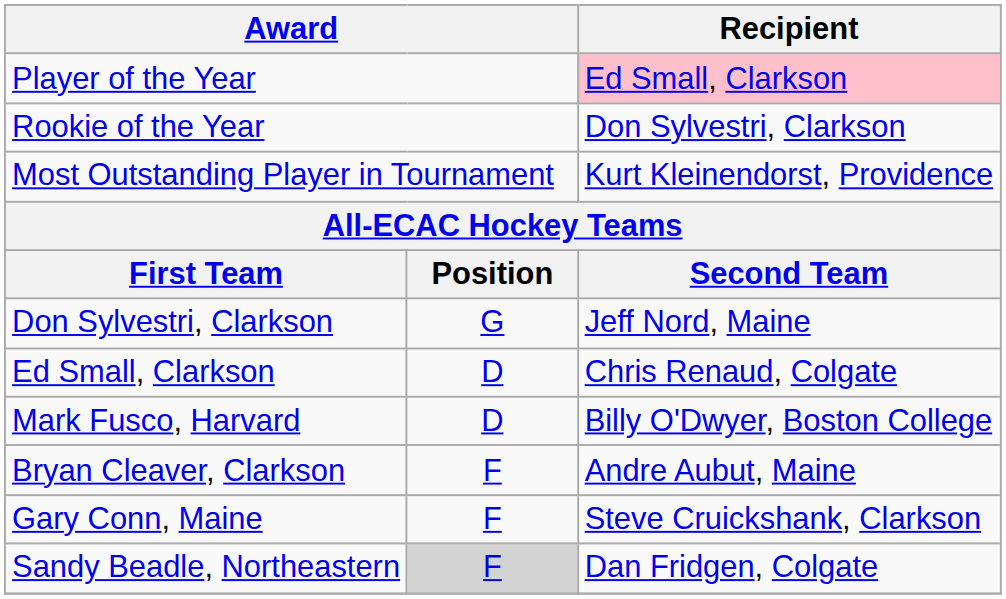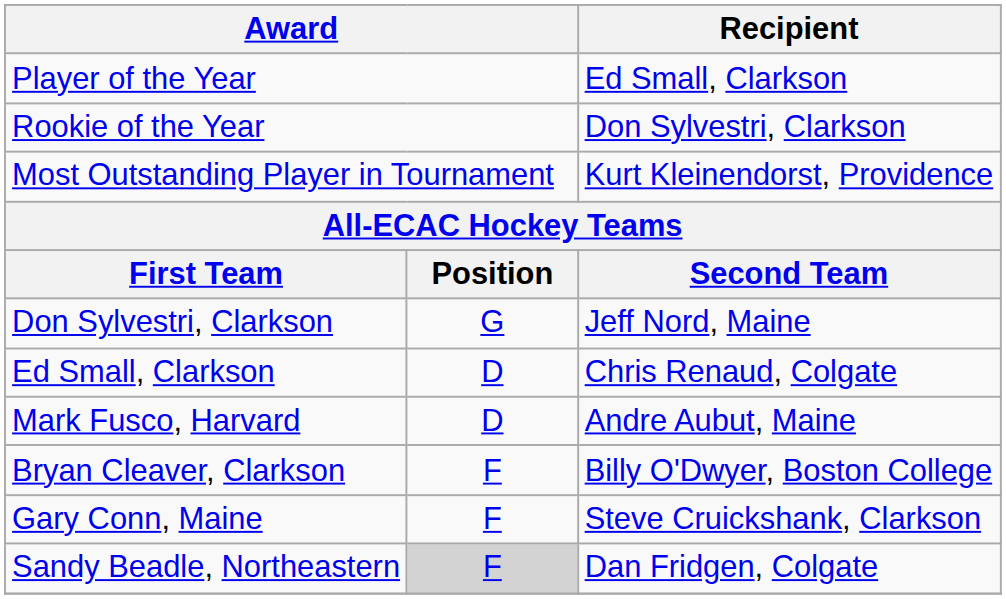(716, 77) pink background -> (716, 77) no background
(788, 420) Billy O'Dwyer, Boston College -> (720, 420) Andre Aubut, Maine
(720, 469) Andre Aubut, Maine -> (788, 469) Billy O'Dwyer, Boston College
